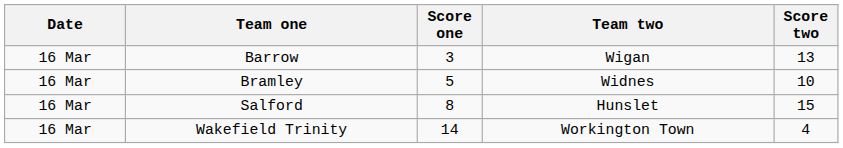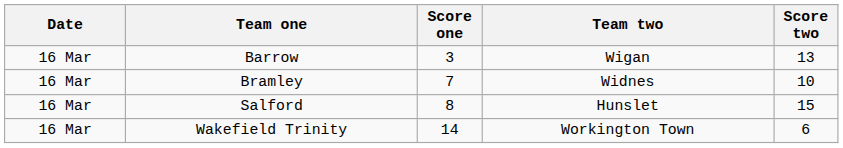(450, 82) 5 -> (450, 82) 7
(806, 130) 4 -> (806, 130) 6
